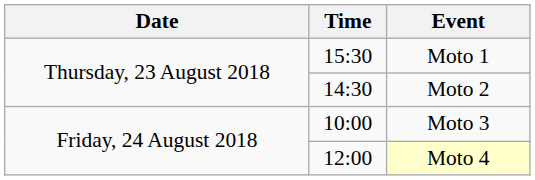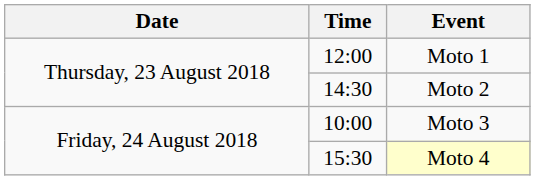(348, 55) 15:30 -> (348, 55) 12:00
(348, 157) 12:00 -> (348, 157) 15:30
